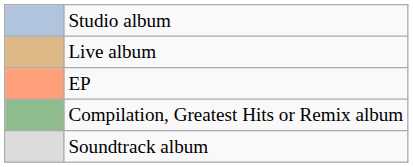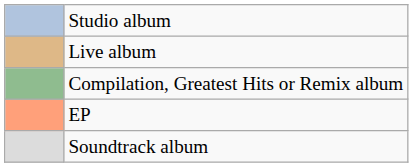rows swapped: (236, 115) <-> (80, 83)
